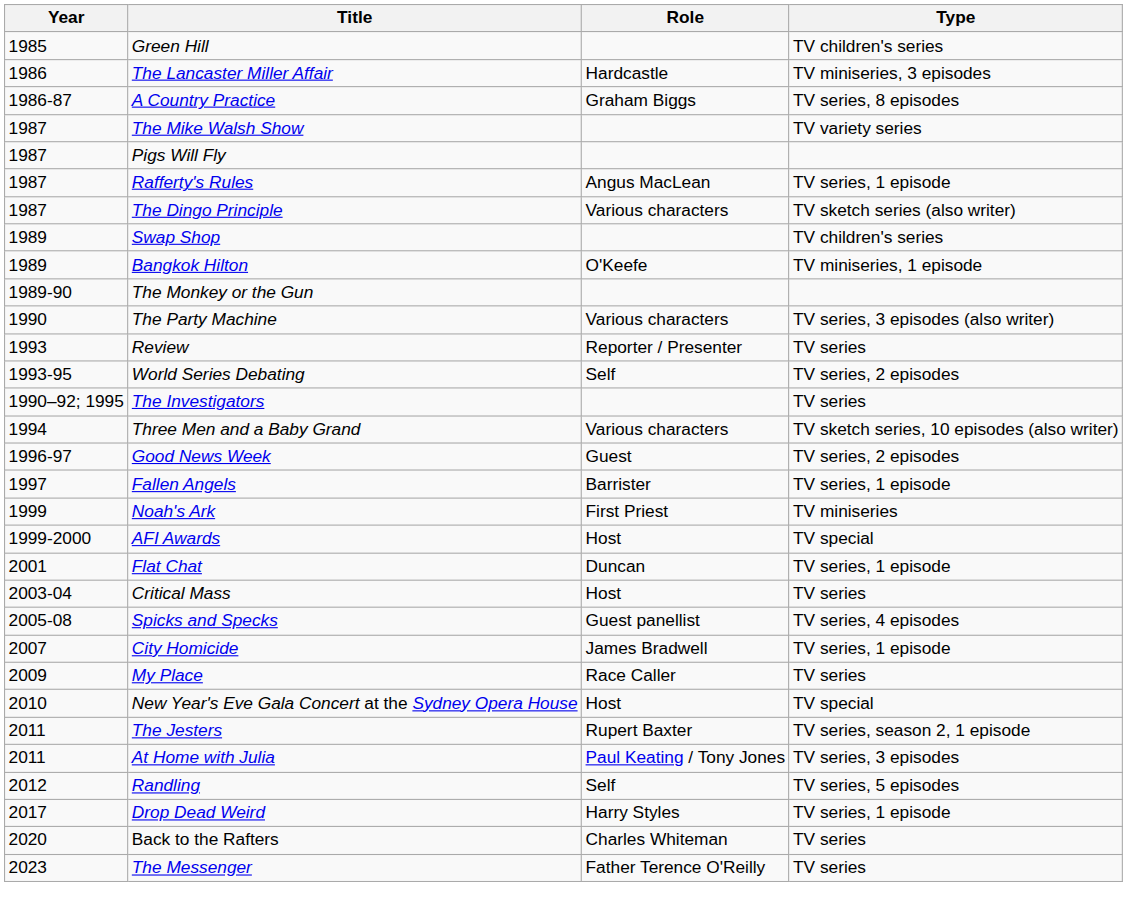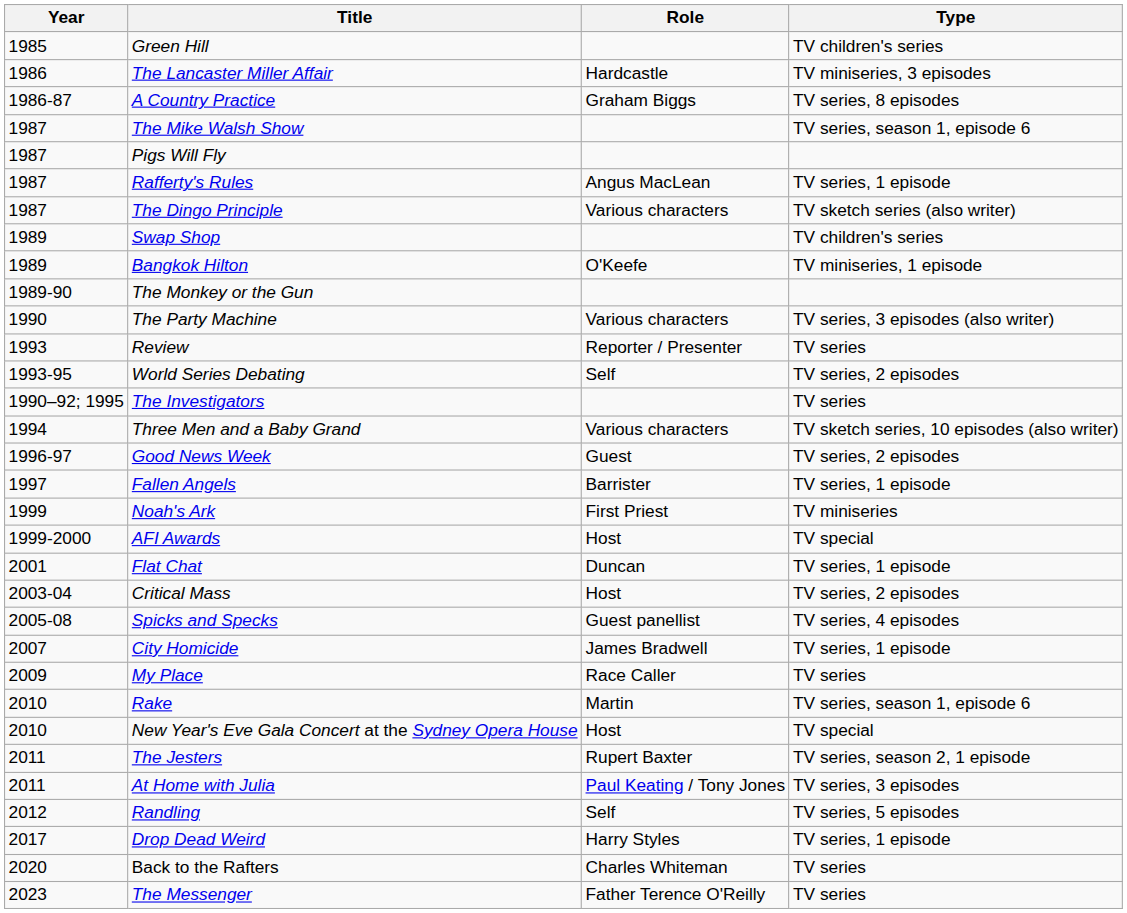(857, 127) TV variety series -> (912, 127) TV series, season 1, episode 6
(830, 593) TV series -> (876, 593) TV series, 2 episodes
+ row: (152, 703)
